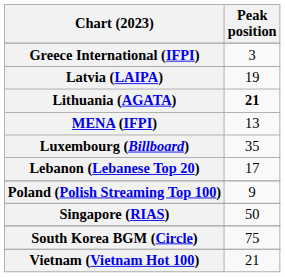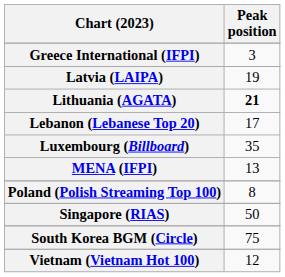rows swapped: (114, 169) <-> (114, 123)
(252, 191) 9 -> (252, 191) 8
(252, 260) 21 -> (252, 260) 12
